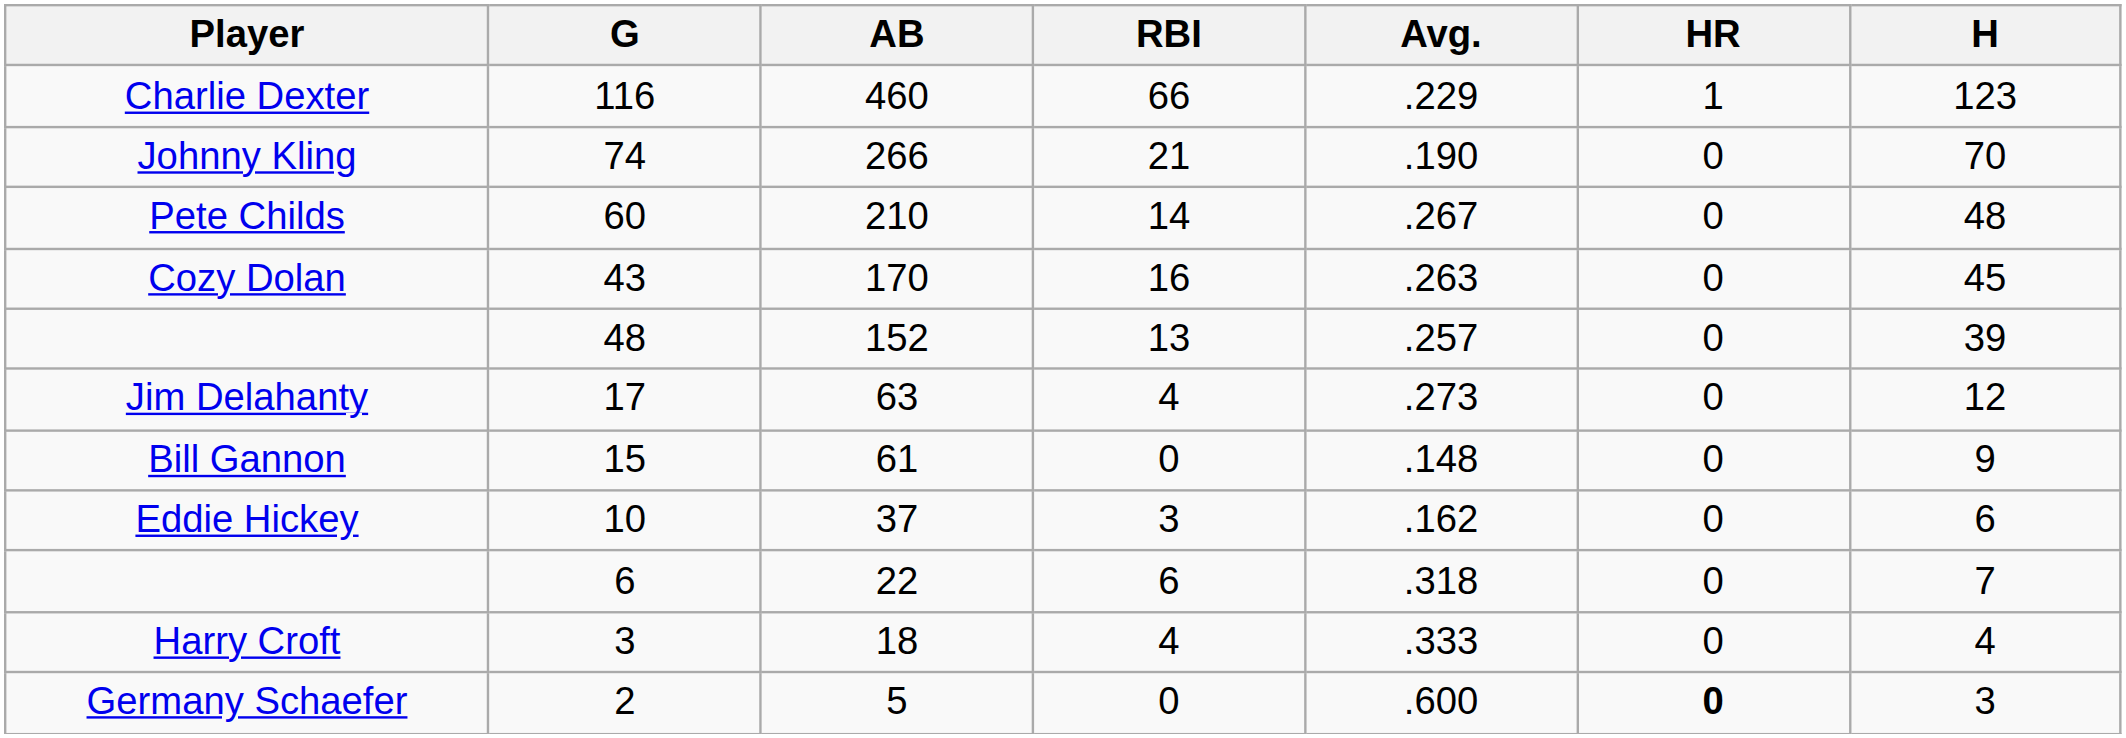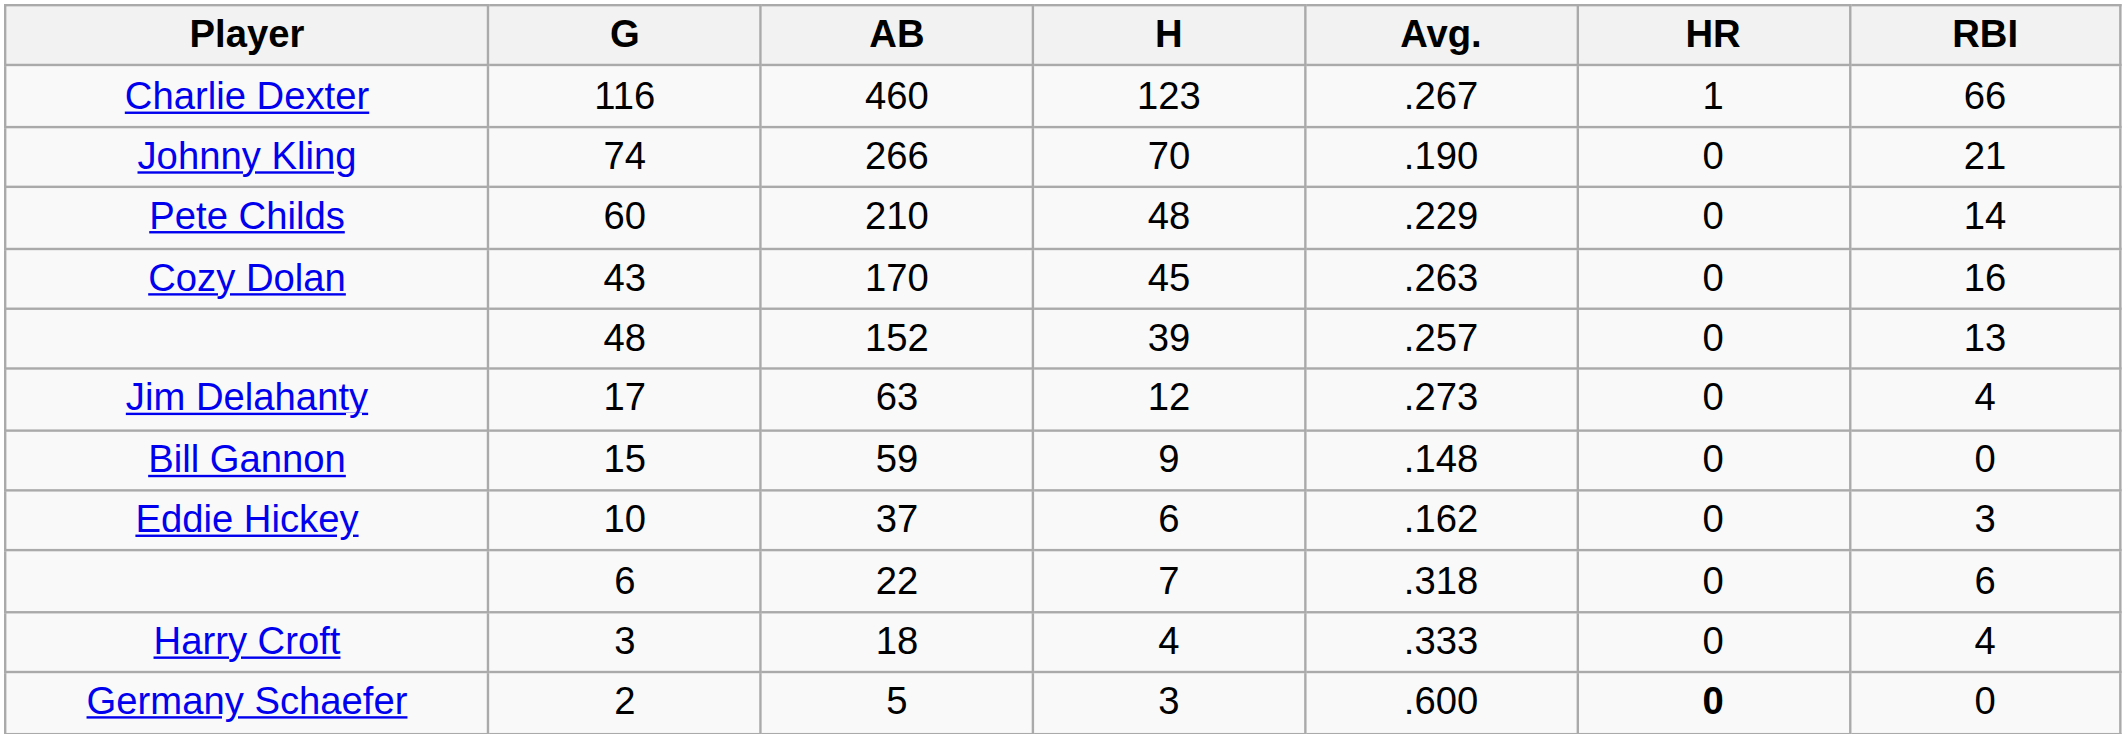columns swapped: (1985, 34) <-> (1169, 34)
(1441, 95) .229 -> (1441, 95) .267
(1441, 216) .267 -> (1441, 216) .229
(897, 459) 61 -> (897, 459) 59
